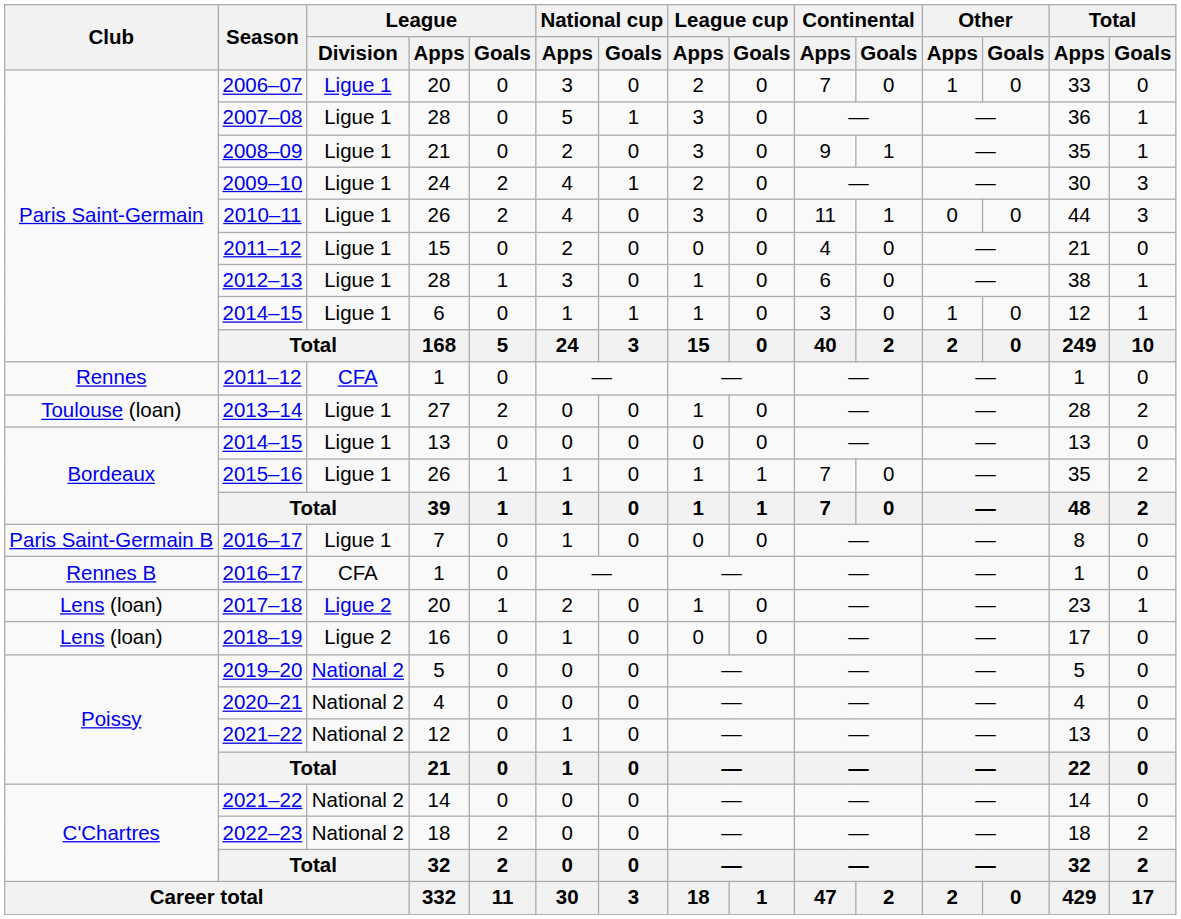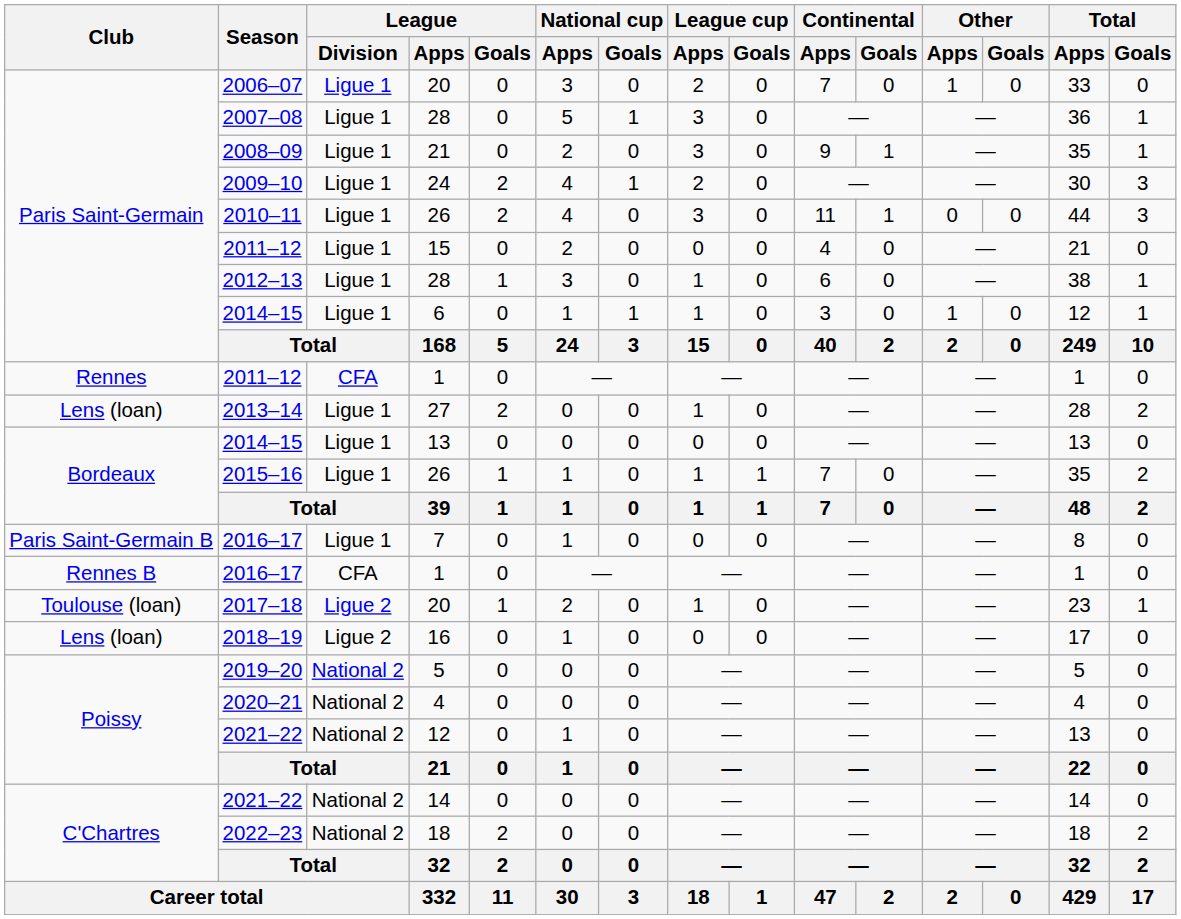(111, 410) Toulouse (loan) -> (111, 410) Lens (loan)
(111, 605) Lens (loan) -> (111, 605) Toulouse (loan)
